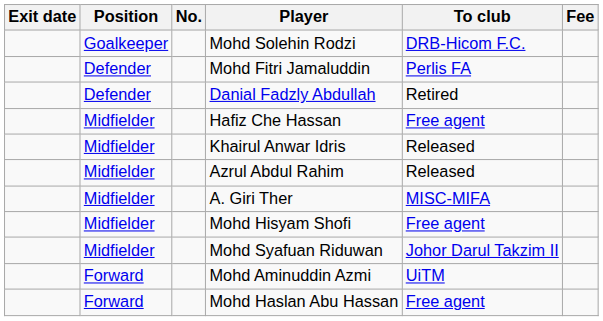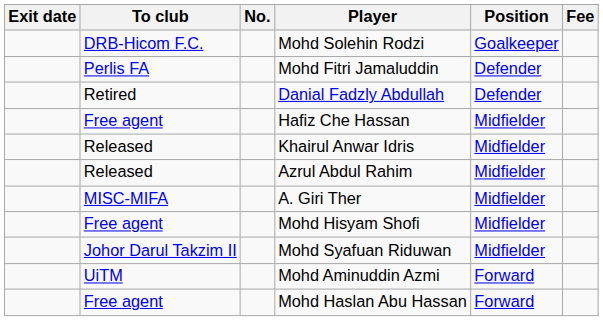columns swapped: (126, 17) <-> (482, 17)
